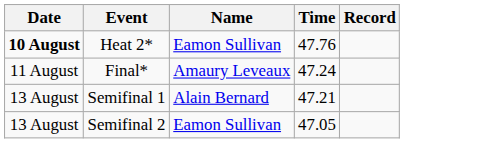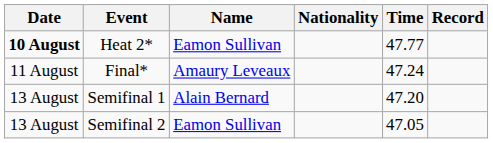+ column: (338, 17)
(317, 44) 47.76 -> (405, 44) 47.77
(317, 97) 47.21 -> (405, 97) 47.20
